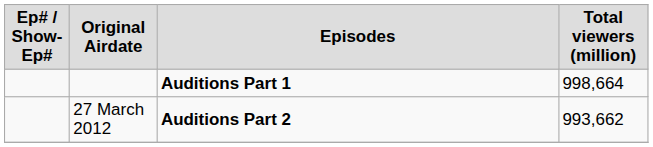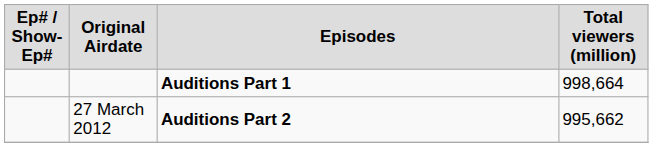(593, 119) 993,662 -> (593, 119) 995,662
